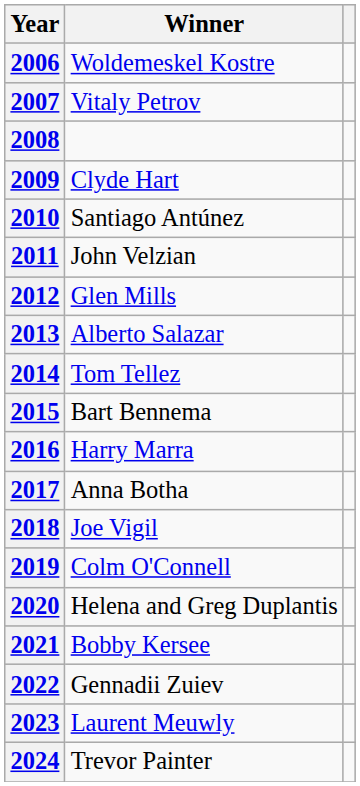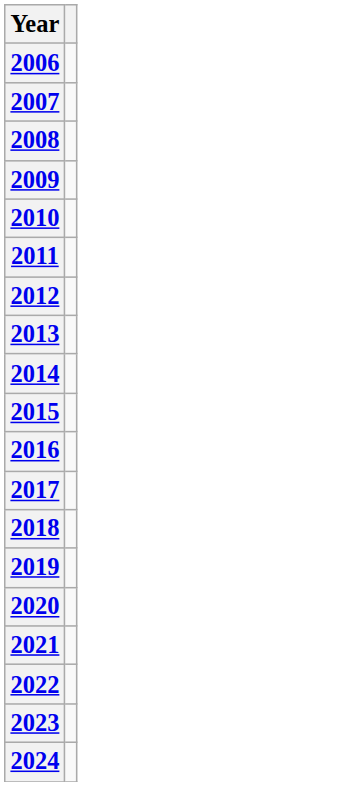- column: (204, 23)
